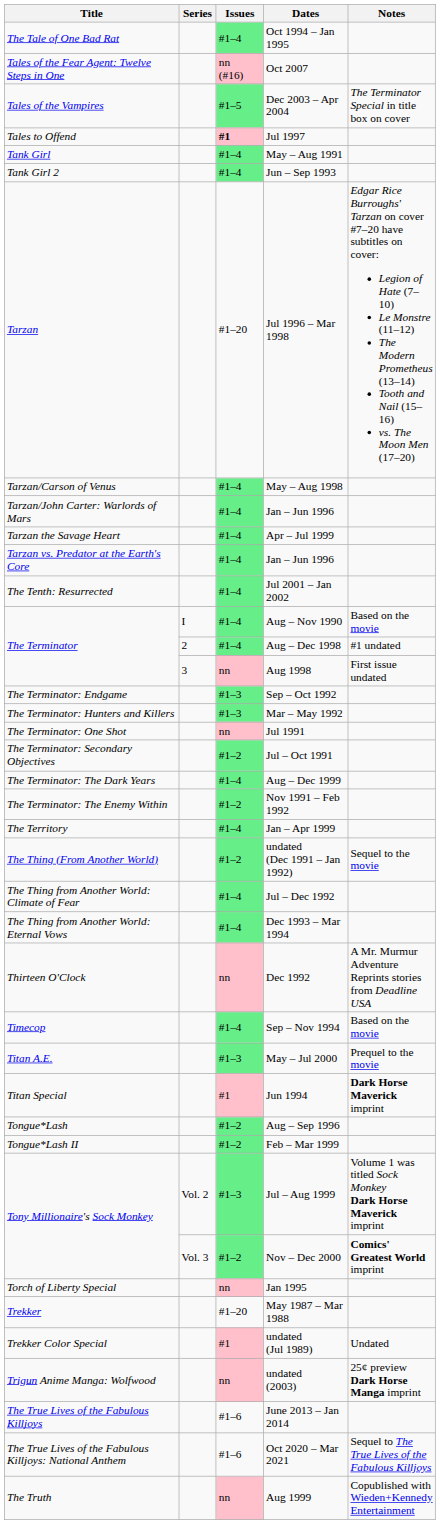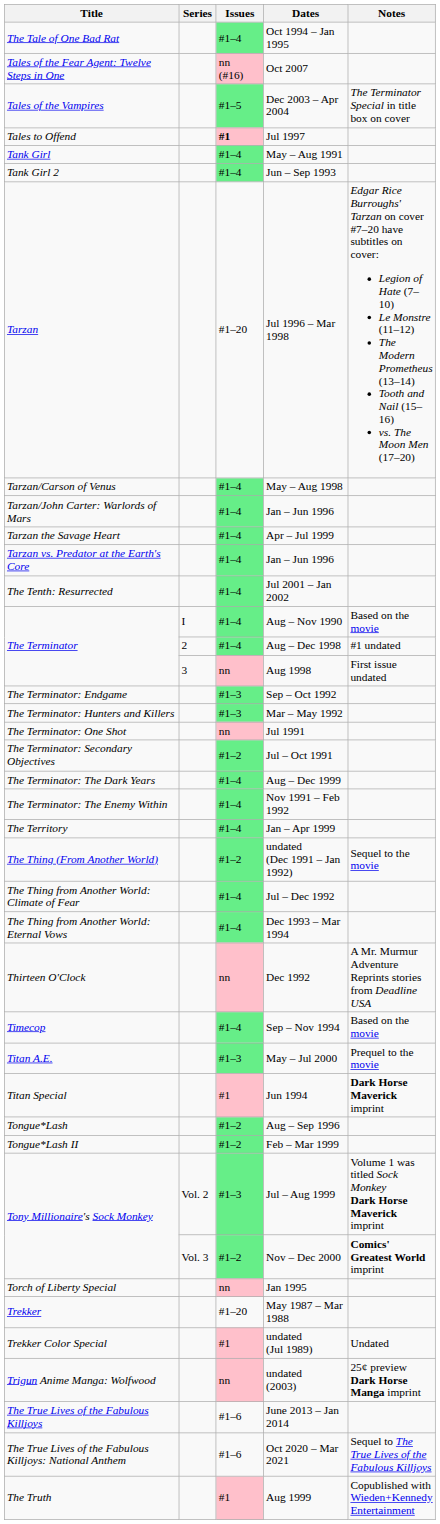(230, 804) #1–2 -> (230, 804) #1–4
(224, 1498) nn -> (224, 1498) #1
